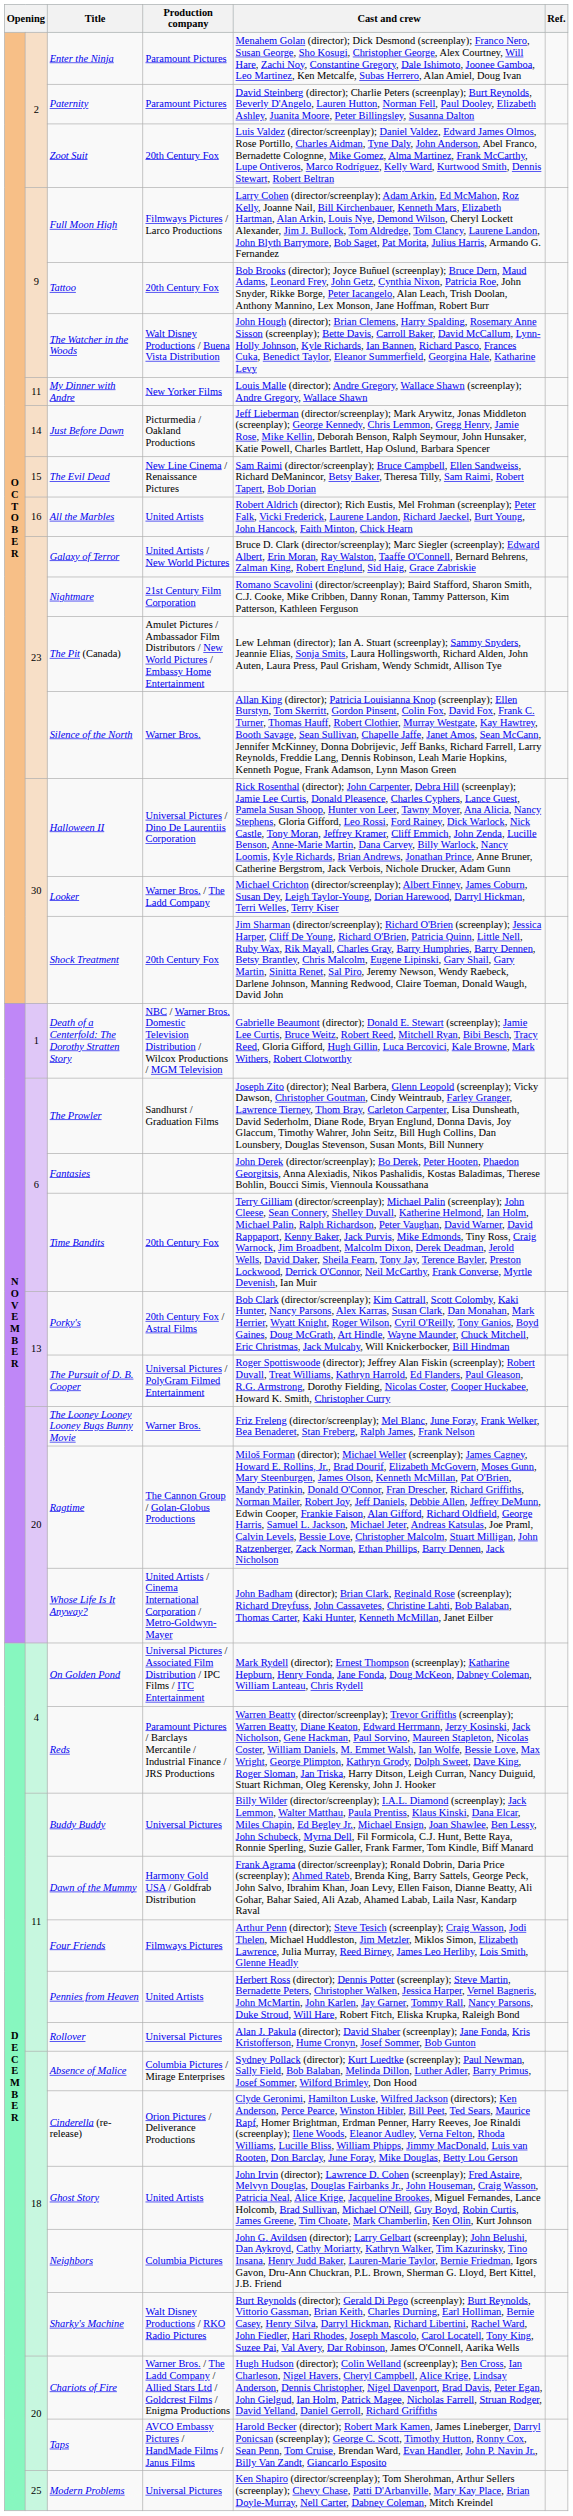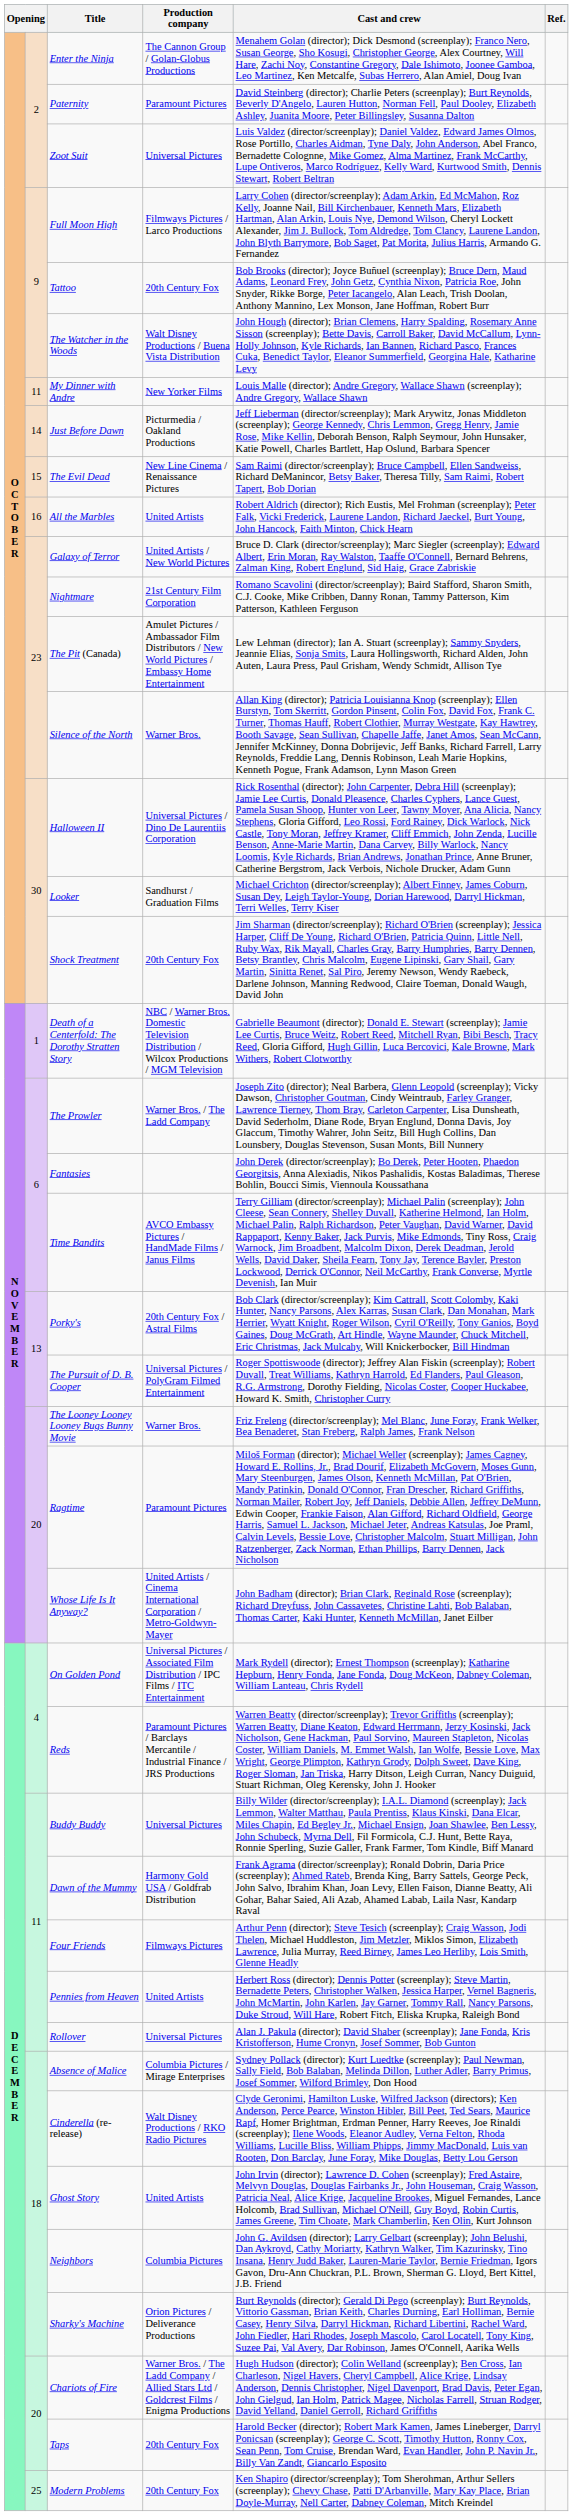(186, 58) Paramount Pictures -> (186, 58) The Cannon Group / Golan-Globus Productions
(182, 155) 20th Century Fox -> (184, 155) Universal Pictures
(185, 896) Warner Bros. / The Ladd Company -> (182, 896) Sandhurst / Graduation Films
(182, 1115) Sandhurst / Graduation Films -> (185, 1115) Warner Bros. / The Ladd Company
(182, 1242) 20th Century Fox -> (184, 1242) AVCO Embassy Pictures / HandMade Films / Janus Films
(186, 1507) The Cannon Group / Golan-Globus Productions -> (186, 1507) Paramount Pictures
(178, 2128) Orion Pictures / Deliverance Productions -> (185, 2128) Walt Disney Productions / RKO Radio Pictures
(185, 2324) Walt Disney Productions / RKO Radio Pictures -> (178, 2324) Orion Pictures / Deliverance Productions
(184, 2445) AVCO Embassy Pictures / HandMade Films / Janus Films -> (182, 2445) 20th Century Fox
(184, 2490) Universal Pictures -> (182, 2490) 20th Century Fox
